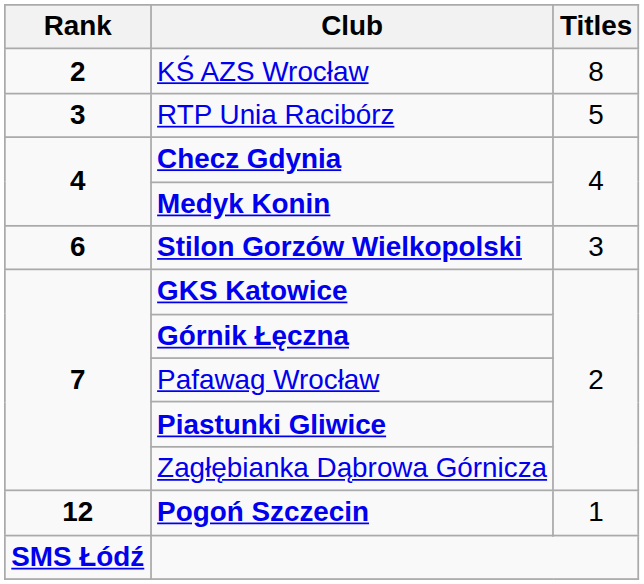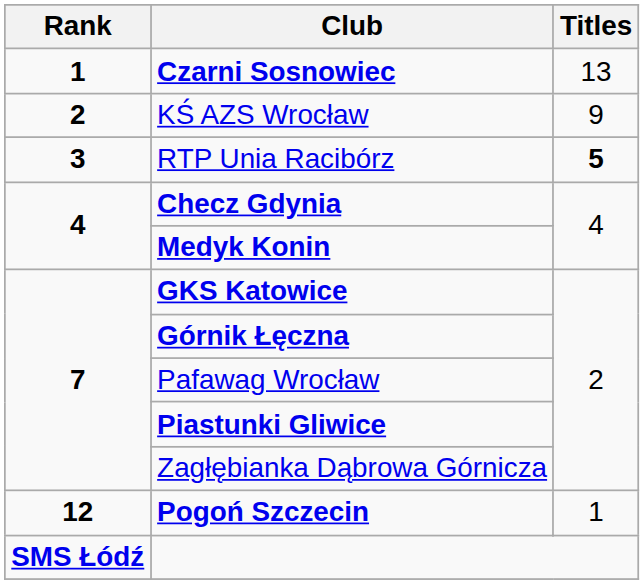+ row: (78, 70)
(596, 70) 8 -> (596, 114) 9
(596, 114) normal -> (596, 159) bold
- row: (78, 247)
